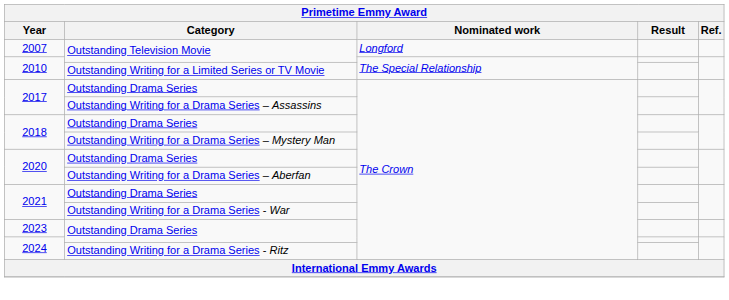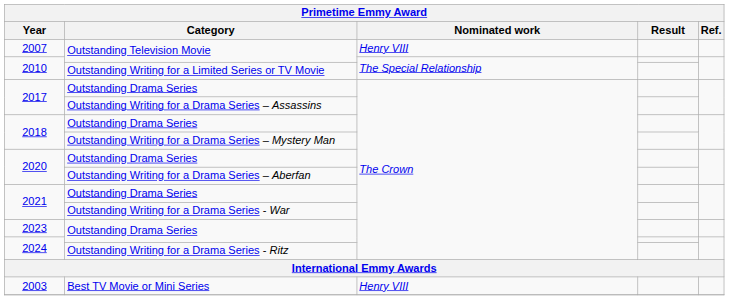(381, 48) Longford -> (384, 48) Henry VIII
+ row: (34, 286)
